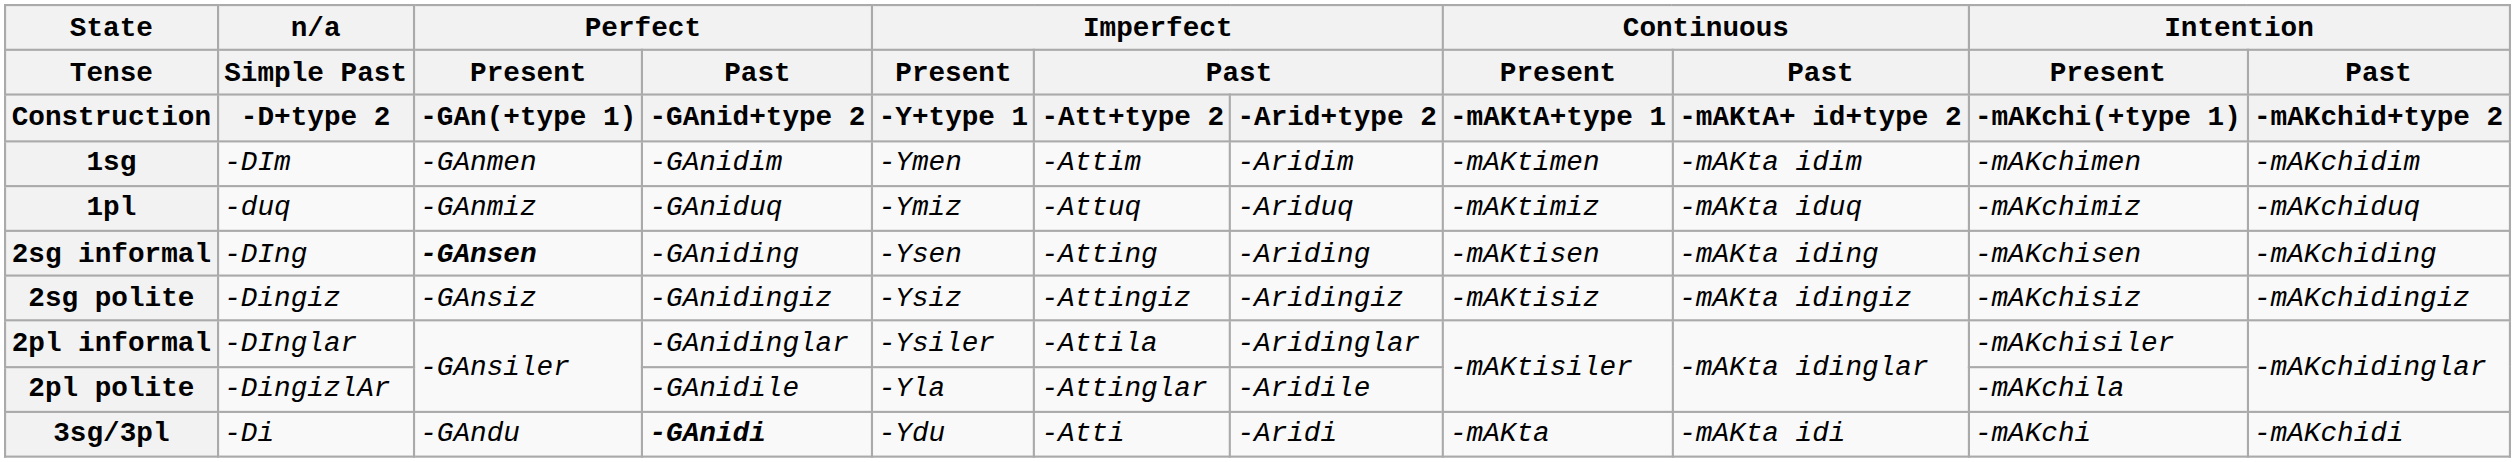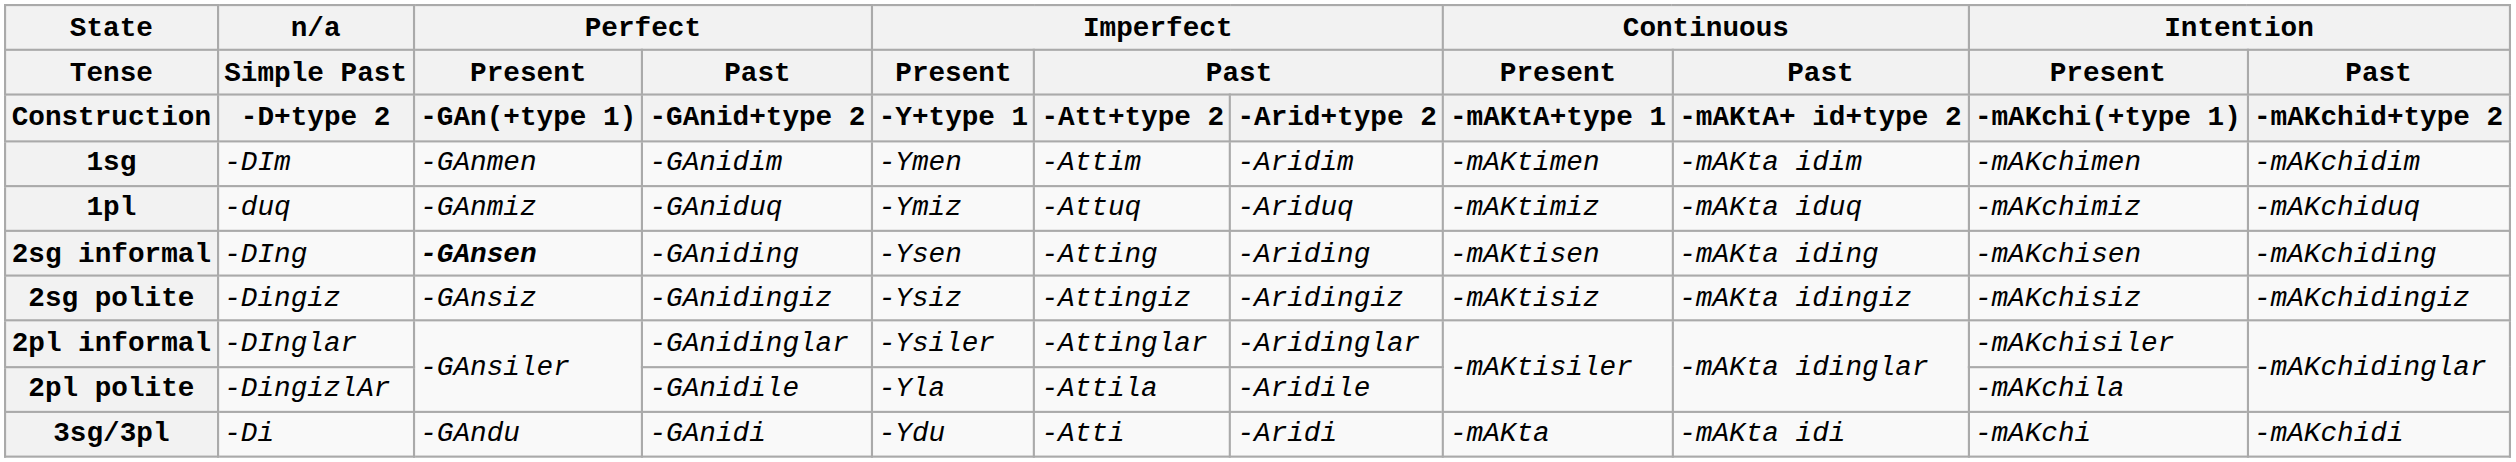(1100, 344) -Attila -> (1124, 344) -Attinglar
(1124, 389) -Attinglar -> (1100, 389) -Attila
(708, 434) bold -> (708, 434) normal
